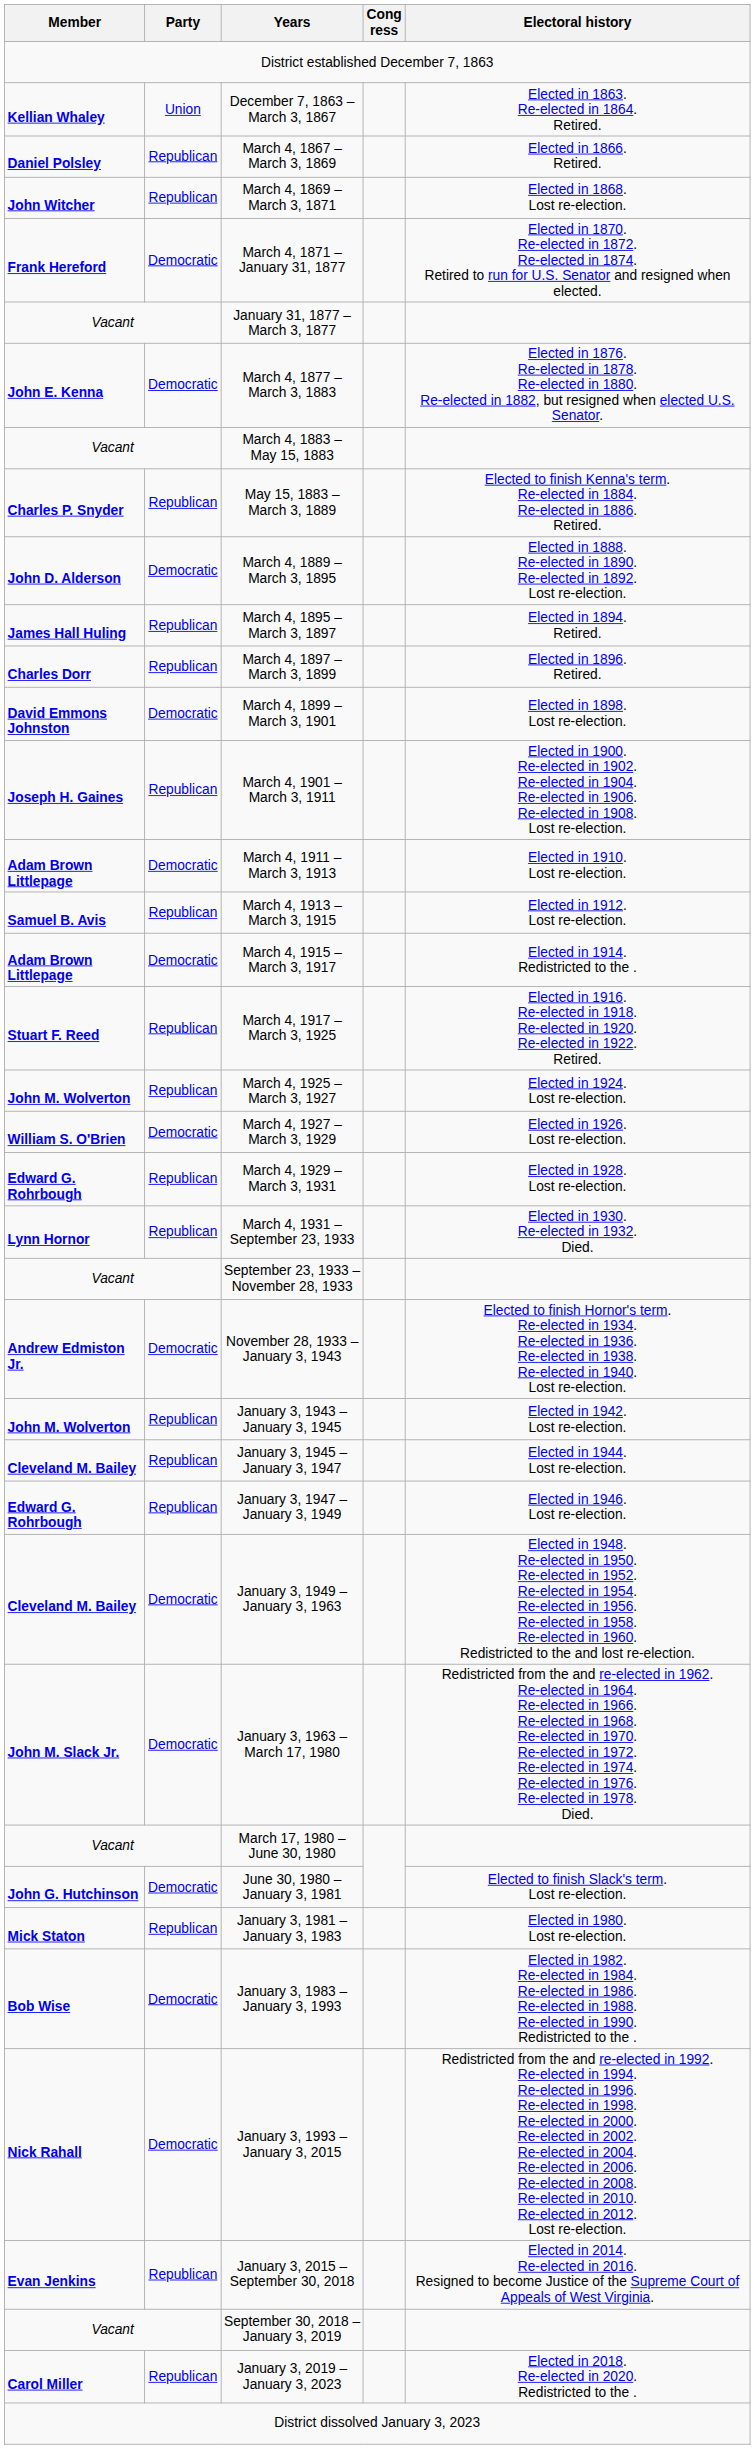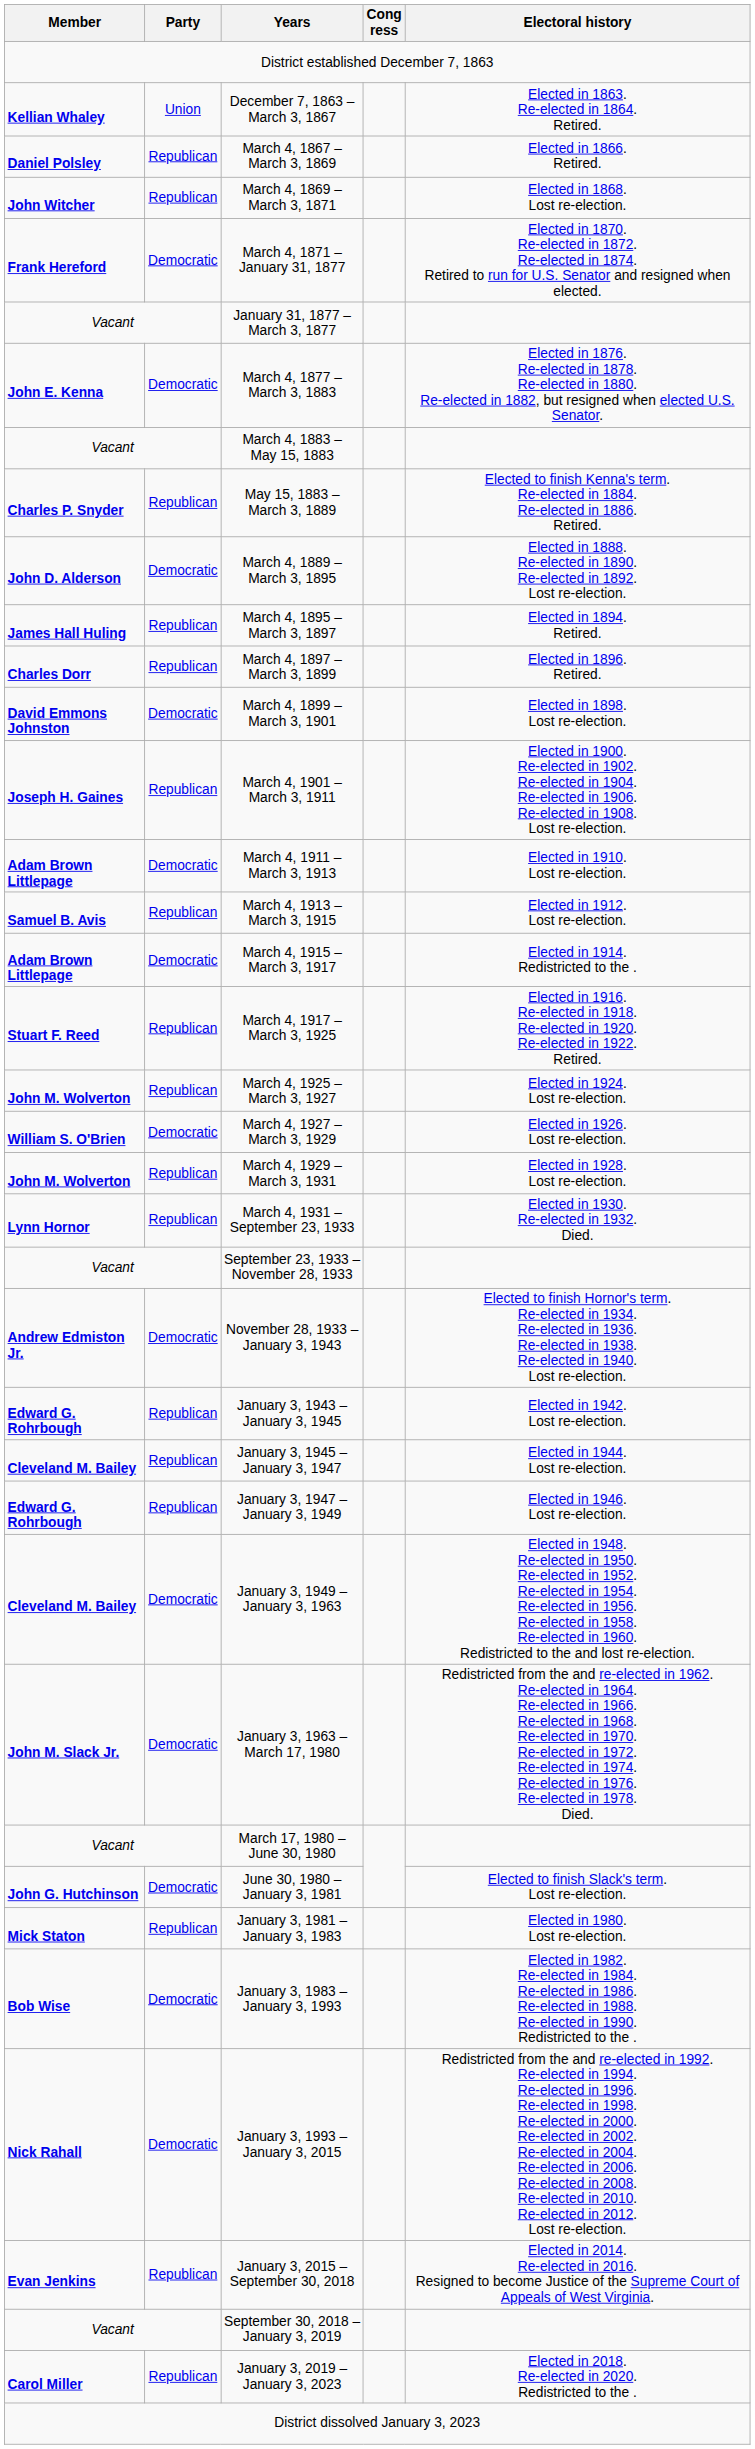(45, 1186) Edward G. Rohrbough -> (69, 1181) John M. Wolverton
(69, 1427) John M. Wolverton -> (45, 1421) Edward G. Rohrbough
